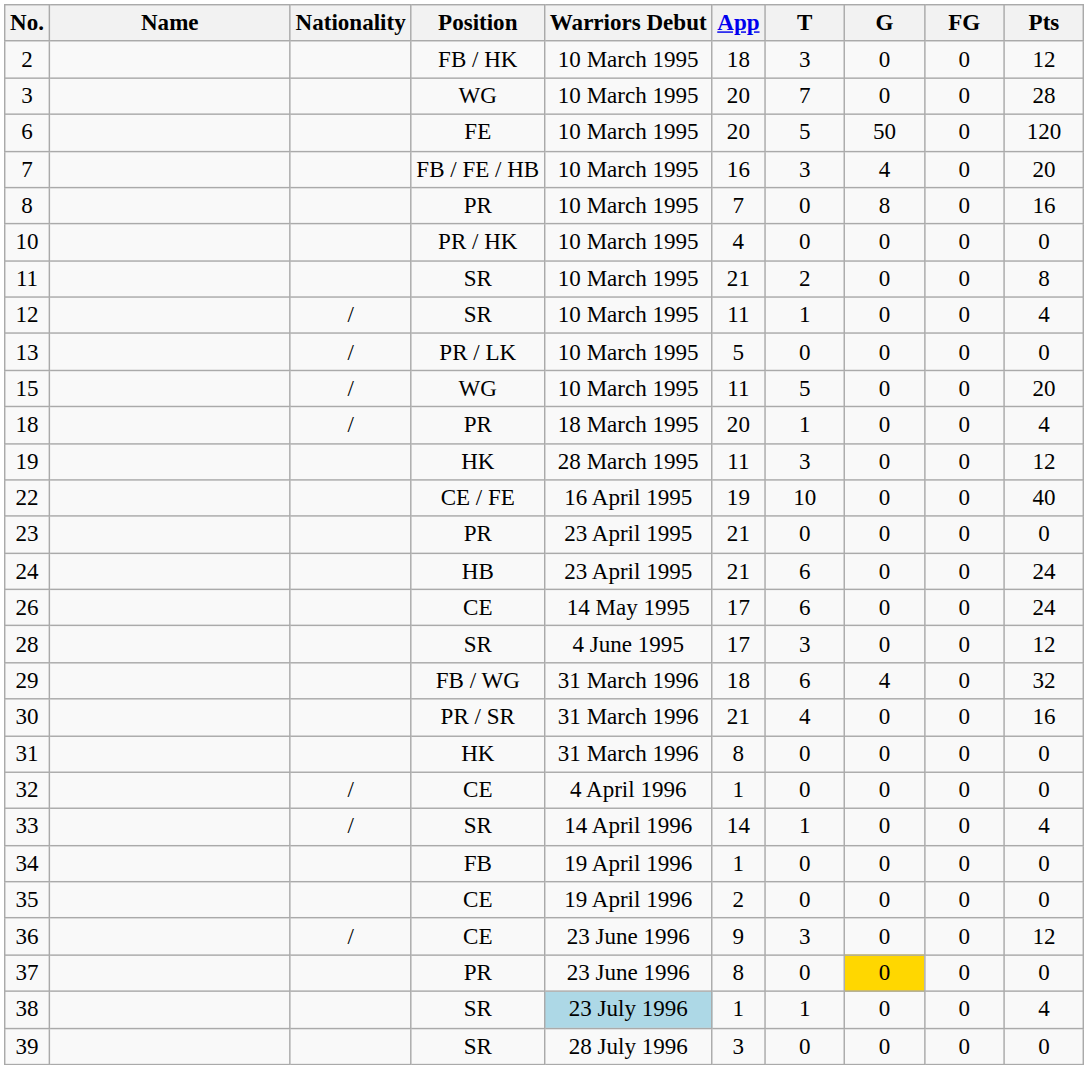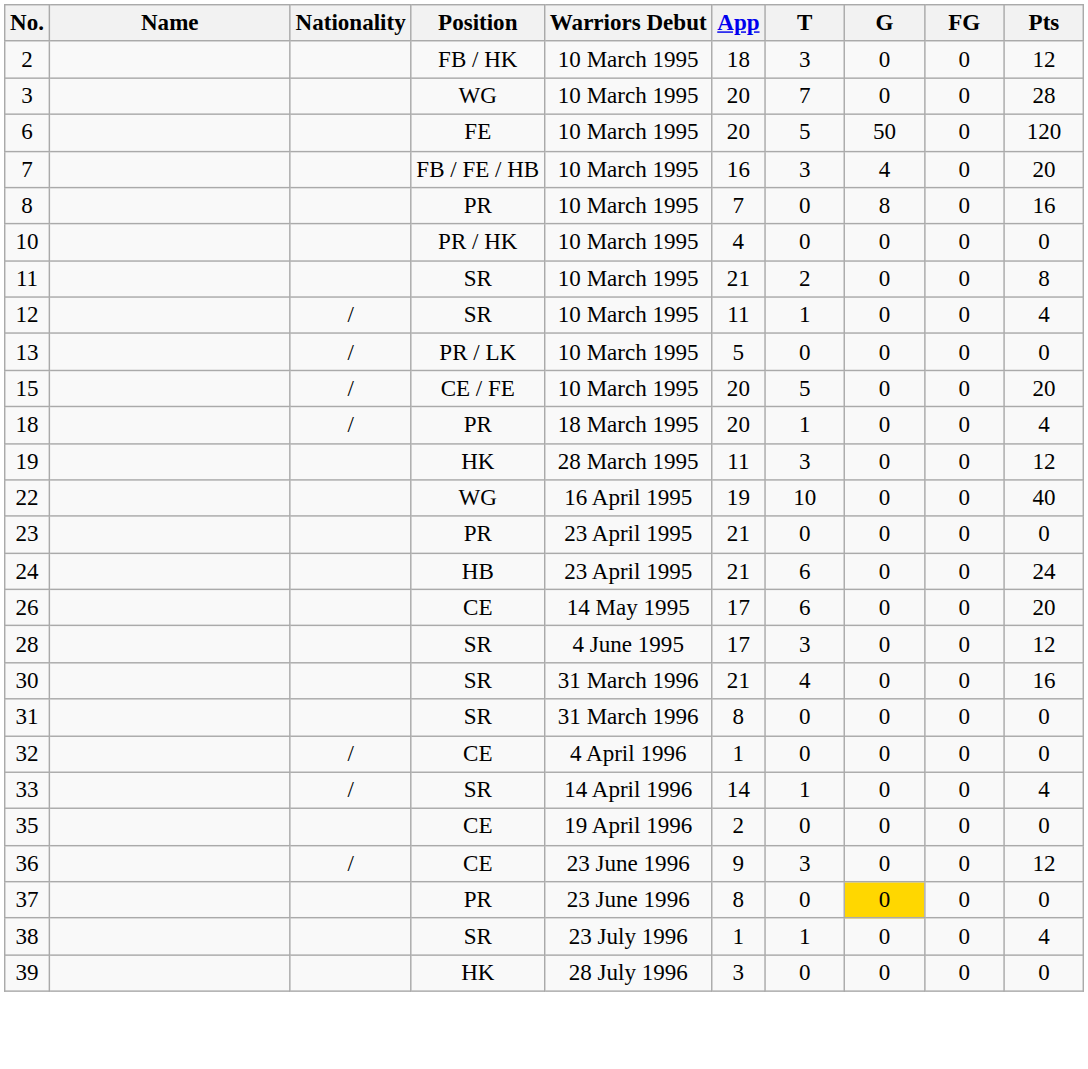(478, 388) WG -> (478, 388) CE / FE
(738, 388) 11 -> (738, 388) 20
(478, 497) CE / FE -> (478, 497) WG
(1044, 607) 24 -> (1044, 607) 20
- row: (27, 680)
(478, 717) PR / SR -> (478, 680) SR
(478, 753) HK -> (478, 717) SR
- row: (27, 863)
(628, 1009) lightblue background -> (628, 936) no background
(478, 1045) SR -> (478, 972) HK
